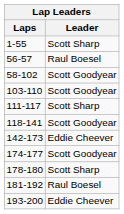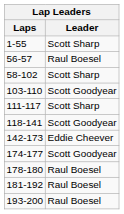(82, 75) Scott Goodyear -> (73, 75) Scott Sharp
(73, 169) Scott Sharp -> (74, 169) Raul Boesel
(80, 201) Eddie Cheever -> (74, 201) Raul Boesel
